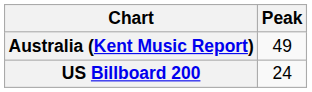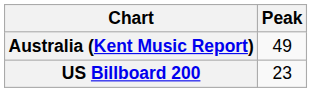(282, 73) 24 -> (282, 73) 23
